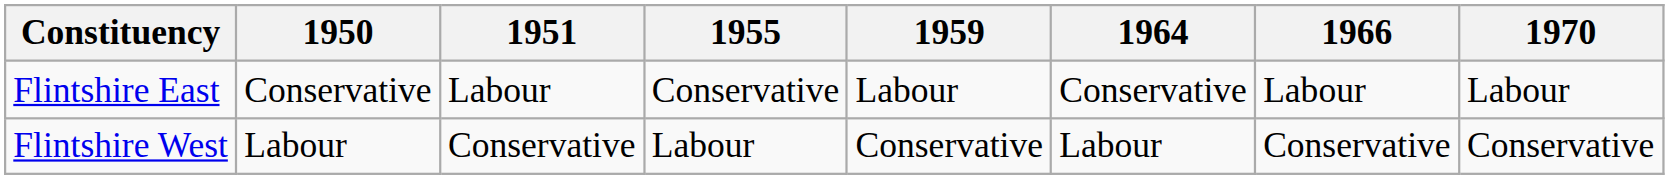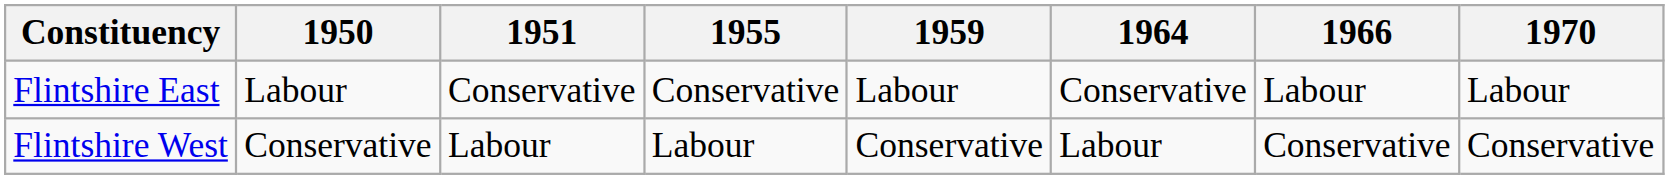(338, 88) Conservative -> (295, 88) Labour
(499, 88) Labour -> (542, 88) Conservative
(295, 145) Labour -> (338, 145) Conservative
(542, 145) Conservative -> (499, 145) Labour
